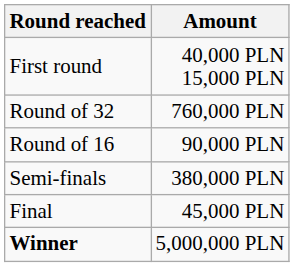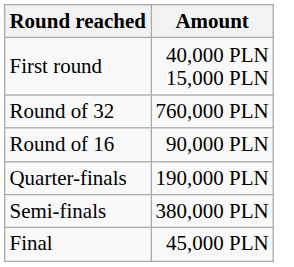+ row: (68, 177)
- row: (44, 244)
